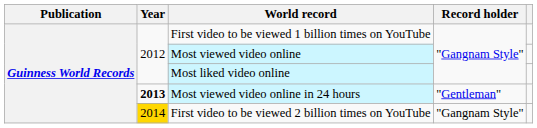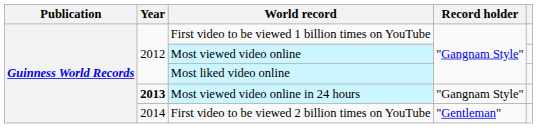(469, 93) "Gentleman" -> (480, 93) "Gangnam Style"
(153, 113) gold background -> (153, 113) no background
(480, 113) "Gangnam Style" -> (469, 113) "Gentleman"
